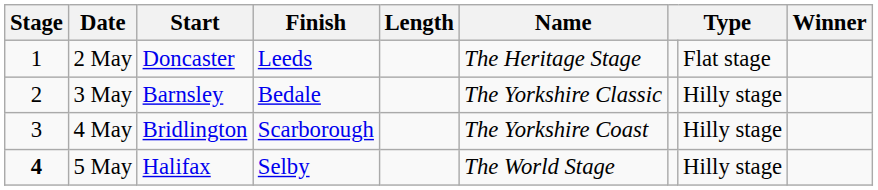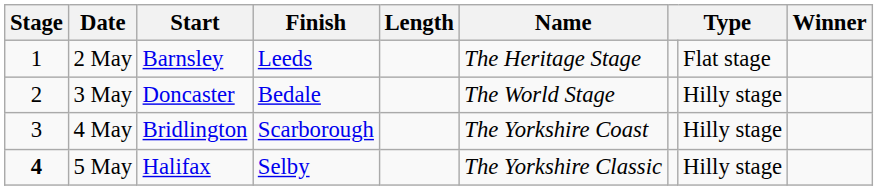(189, 58) Doncaster -> (183, 58) Barnsley
(183, 94) Barnsley -> (189, 94) Doncaster
(563, 94) The Yorkshire Classic -> (540, 94) The World Stage
(540, 166) The World Stage -> (563, 166) The Yorkshire Classic
